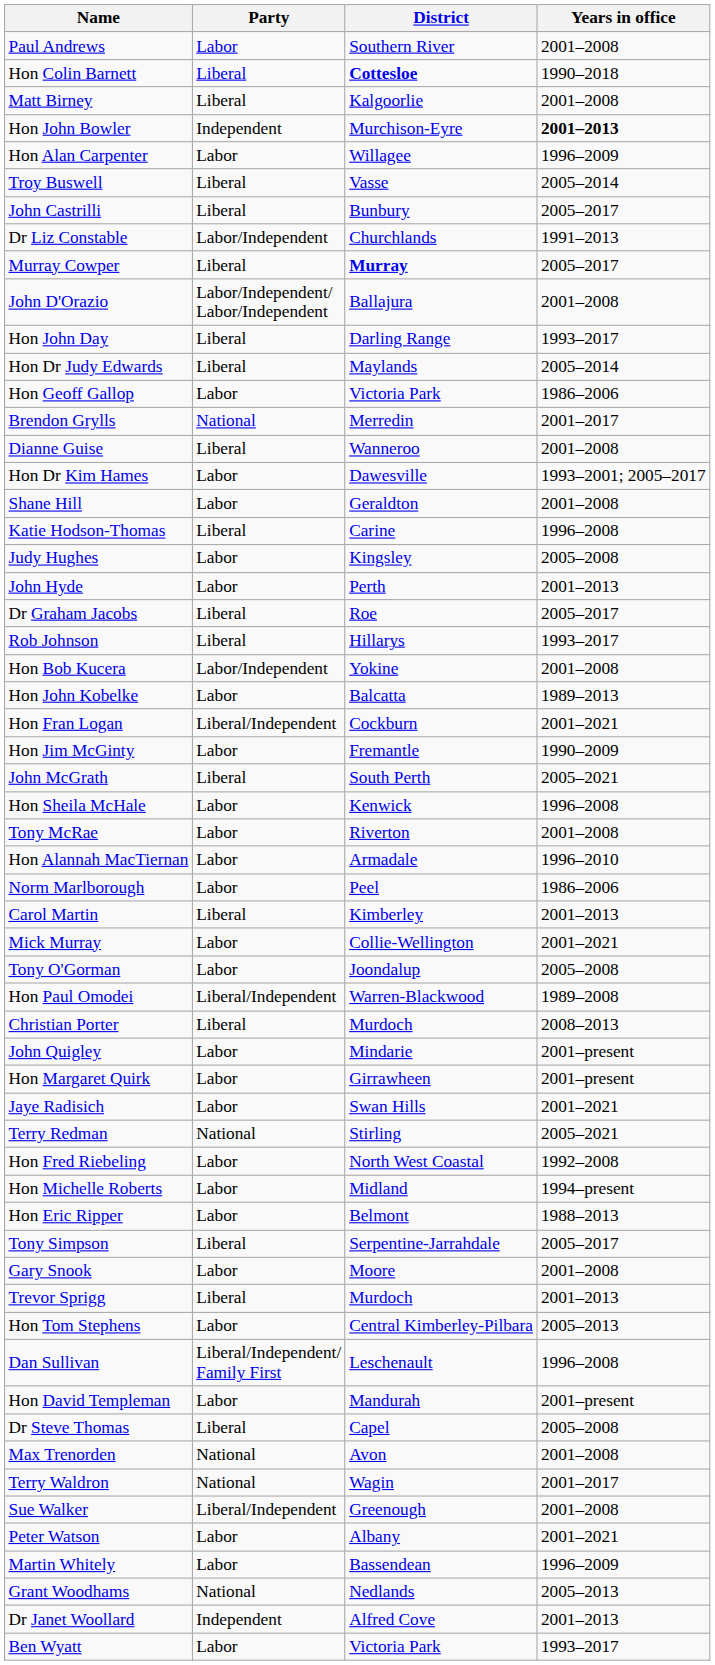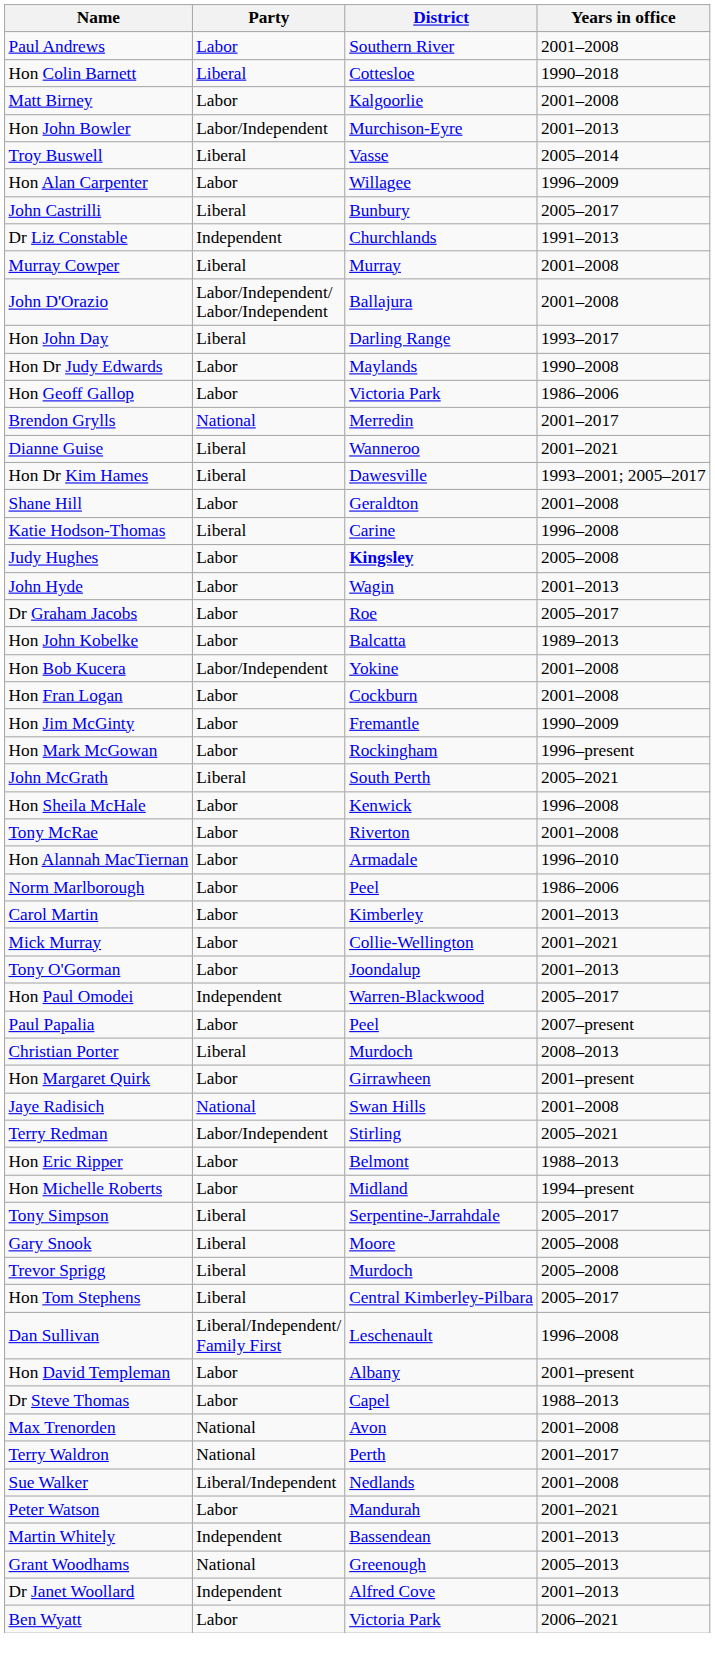(383, 73) bold -> (382, 73) normal
(221, 100) Liberal -> (217, 100) Labor
(239, 127) Independent -> (262, 127) Labor/Independent
(580, 127) bold -> (580, 127) normal
rows swapped: (55, 182) <-> (78, 155)
(262, 237) Labor/Independent -> (239, 237) Independent
(378, 264) bold -> (375, 264) normal
(580, 264) 2005–2017 -> (580, 264) 2001–2008
(221, 366) Liberal -> (217, 366) Labor
(580, 366) 2005–2014 -> (580, 366) 1990–2008
(580, 448) 2001–2008 -> (580, 448) 2001–2021
(217, 476) Labor -> (221, 476) Liberal
(380, 558) normal -> (381, 558) bold
(367, 585) Perth -> (372, 585) Wagin
(221, 613) Liberal -> (217, 613) Labor
- row: (53, 640)
rows swapped: (73, 695) <-> (67, 667)
(266, 722) Liberal/Independent -> (217, 695) Labor
(580, 722) 2001–2021 -> (580, 695) 2001–2008
+ row: (83, 750)
(221, 914) Liberal -> (217, 914) Labor
(580, 969) 2005–2008 -> (580, 969) 2001–2013
(266, 996) Liberal/Independent -> (239, 996) Independent
(580, 996) 1989–2008 -> (580, 996) 2005–2017
+ row: (51, 1024)
- row: (55, 1051)
(217, 1106) Labor -> (226, 1106) National
(580, 1106) 2001–2021 -> (580, 1106) 2001–2008
(226, 1133) National -> (262, 1133) Labor/Independent
- row: (77, 1161)
rows swapped: (66, 1216) <-> (85, 1188)
(217, 1270) Labor -> (221, 1243) Liberal
(580, 1270) 2001–2008 -> (580, 1243) 2005–2008
(580, 1298) 2001–2013 -> (580, 1270) 2005–2008
(217, 1325) Labor -> (221, 1298) Liberal
(580, 1325) 2005–2013 -> (580, 1298) 2005–2017
(385, 1399) Mandurah -> (375, 1372) Albany
(221, 1427) Liberal -> (217, 1399) Labor
(580, 1427) 2005–2008 -> (580, 1399) 1988–2013
(372, 1482) Wagin -> (367, 1454) Perth
(388, 1509) Greenough -> (382, 1482) Nedlands
(375, 1536) Albany -> (385, 1509) Mandurah
(217, 1564) Labor -> (239, 1536) Independent
(580, 1564) 1996–2009 -> (580, 1536) 2001–2013
(382, 1591) Nedlands -> (388, 1564) Greenough
(580, 1646) 1993–2017 -> (580, 1619) 2006–2021
